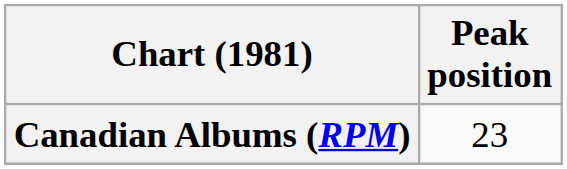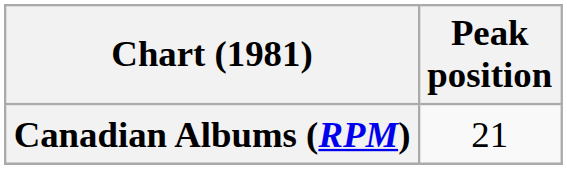(490, 133) 23 -> (490, 133) 21
